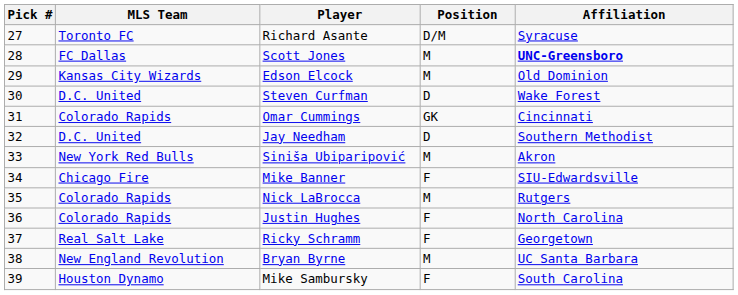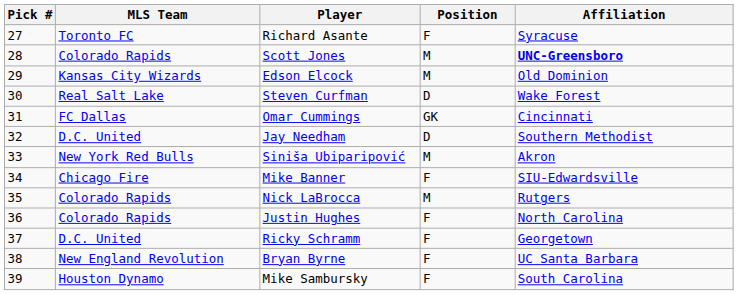(434, 35) D/M -> (427, 35) F
(92, 55) FC Dallas -> (115, 55) Colorado Rapids
(100, 96) D.C. United -> (111, 96) Real Salt Lake
(115, 116) Colorado Rapids -> (92, 116) FC Dallas
(111, 238) Real Salt Lake -> (100, 238) D.C. United
(427, 259) M -> (427, 259) F
